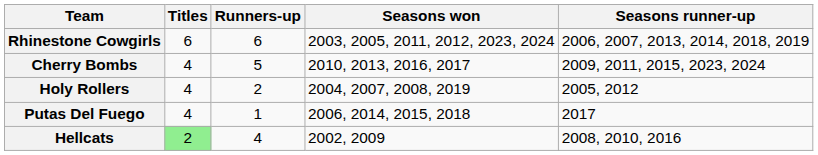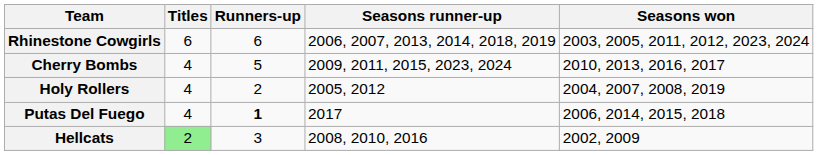columns swapped: (431, 16) <-> (686, 16)
(258, 114) normal -> (258, 114) bold
(258, 138) 4 -> (258, 138) 3
